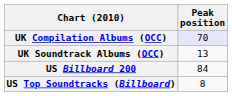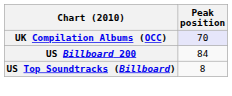- row: (91, 53)
